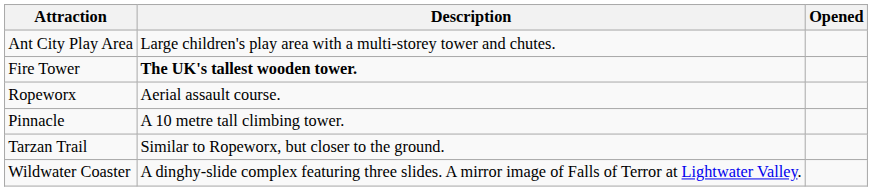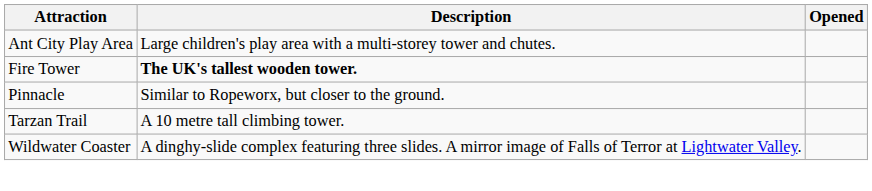- row: (42, 95)
(242, 120) A 10 metre tall climbing tower. -> (293, 95) Similar to Ropeworx, but closer to the ground.
(293, 146) Similar to Ropeworx, but closer to the ground. -> (242, 120) A 10 metre tall climbing tower.
